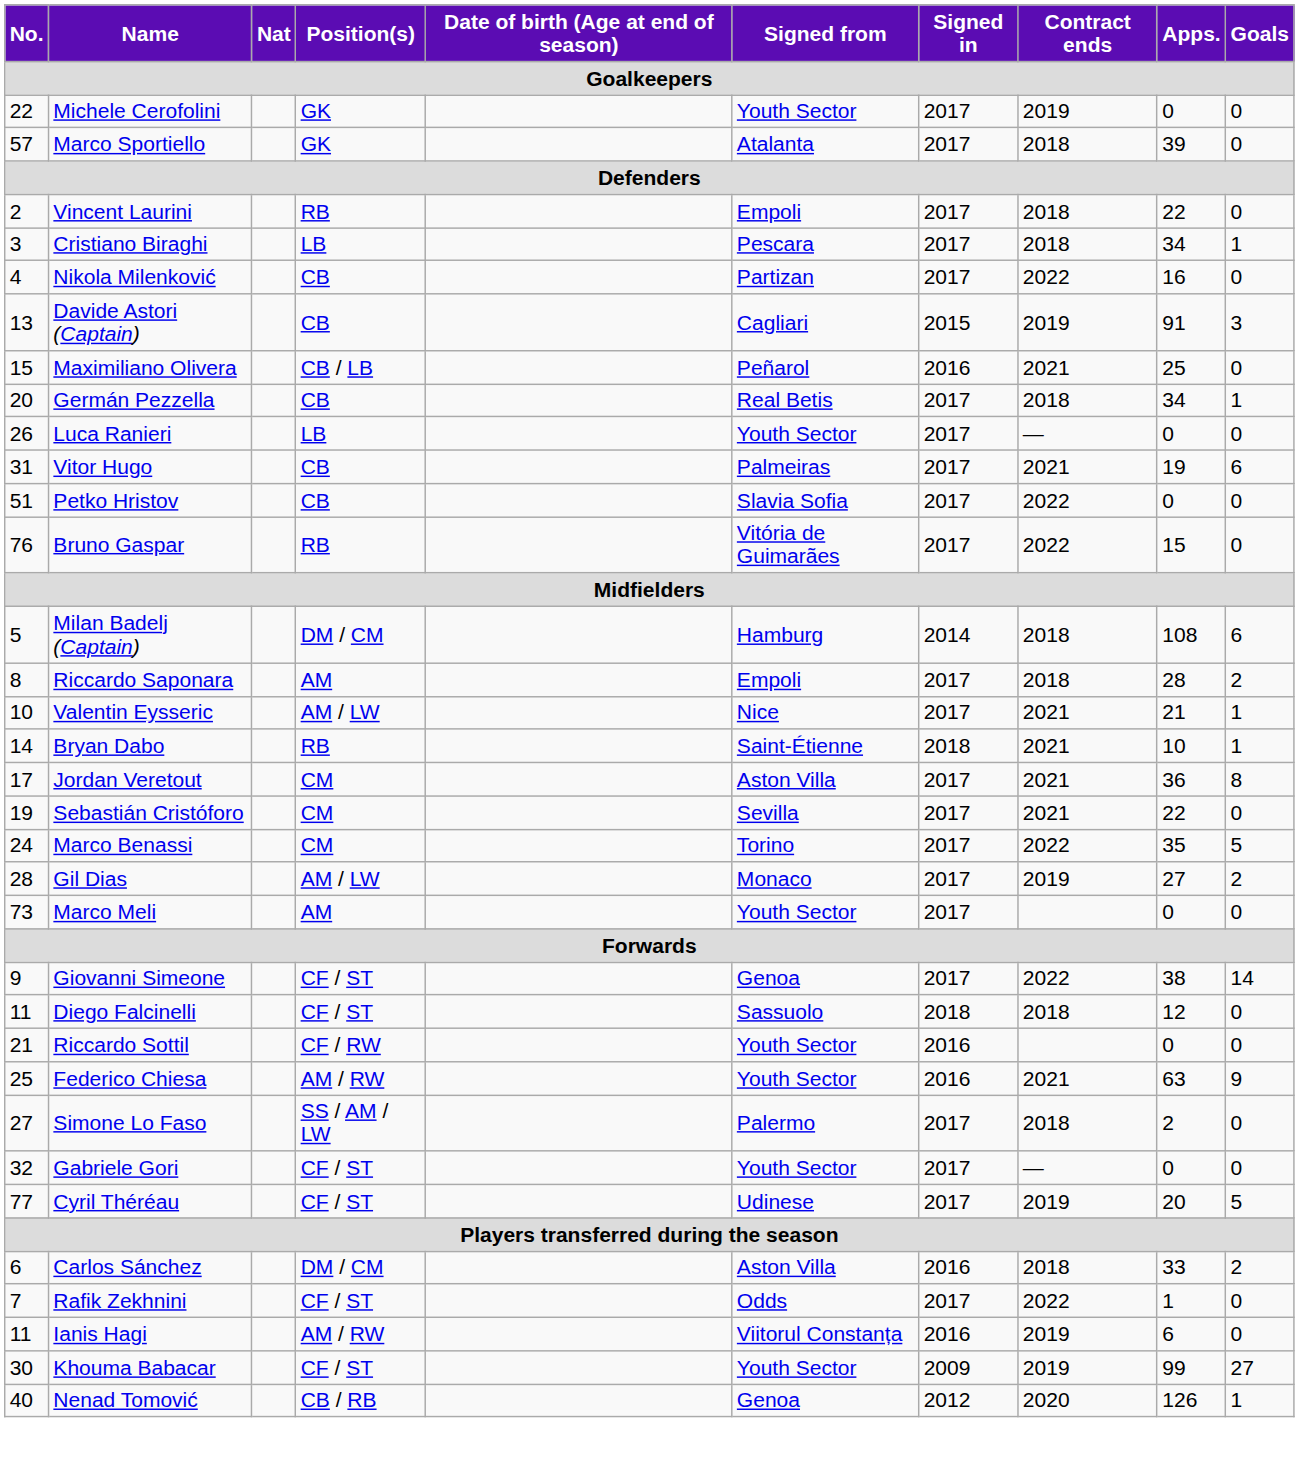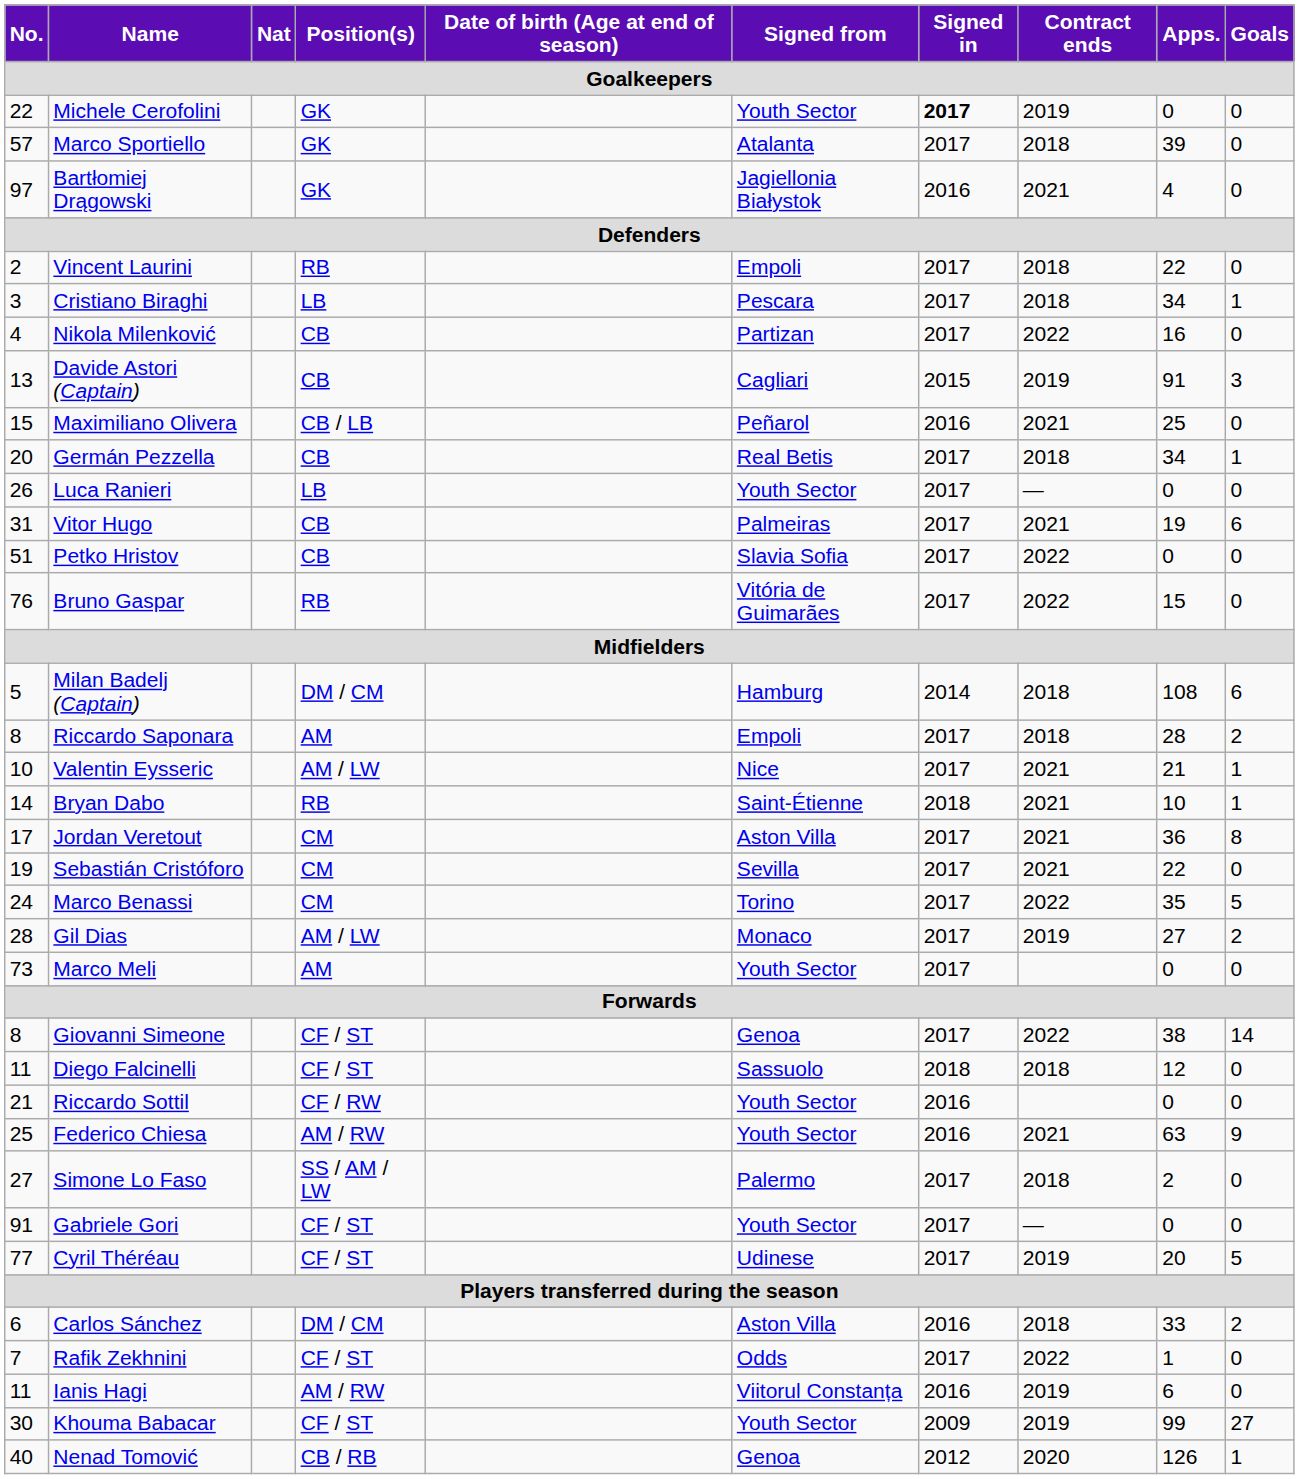(947, 112) normal -> (947, 112) bold
+ row: (102, 190)
(16, 979) 9 -> (16, 1035) 8
(21, 1168) 32 -> (21, 1225) 91
